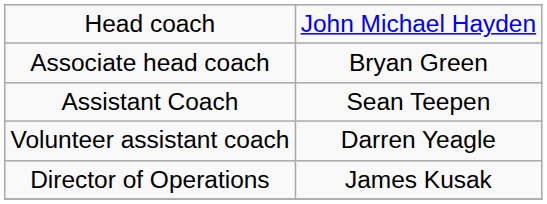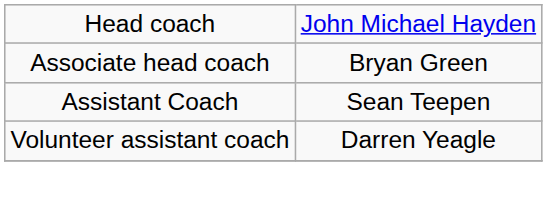- row: (150, 179)
